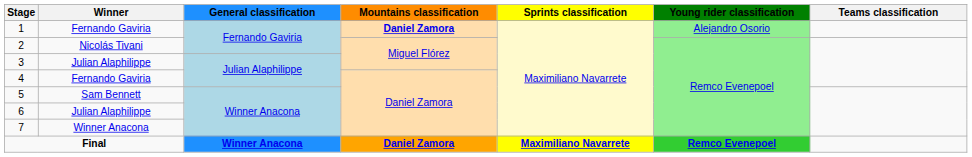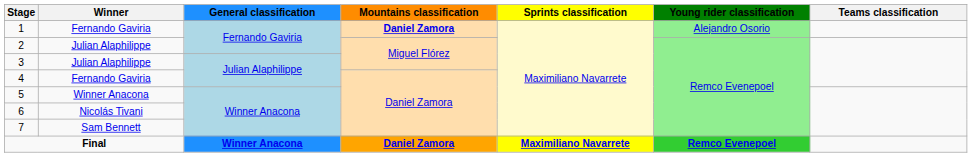(111, 46) Nicolás Tivani -> (111, 46) Julian Alaphilippe
(111, 95) Sam Bennett -> (111, 95) Winner Anacona
(111, 111) Julian Alaphilippe -> (111, 111) Nicolás Tivani
(111, 128) Winner Anacona -> (111, 128) Sam Bennett
